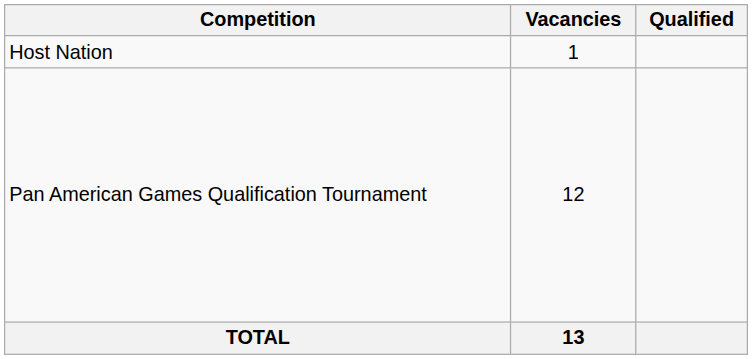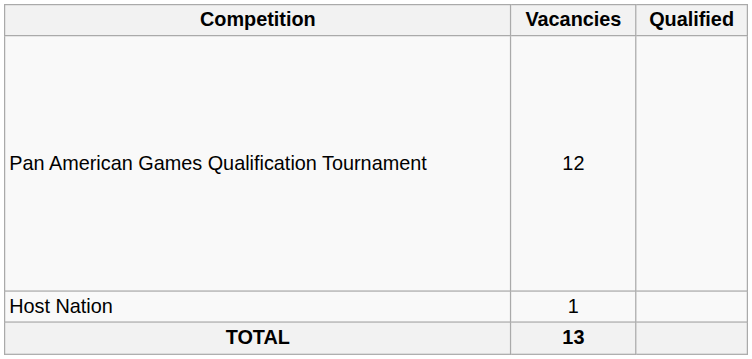rows swapped: (61, 51) <-> (218, 194)
